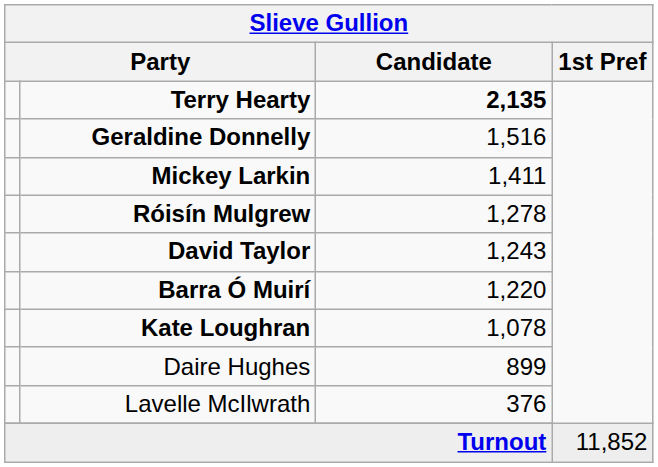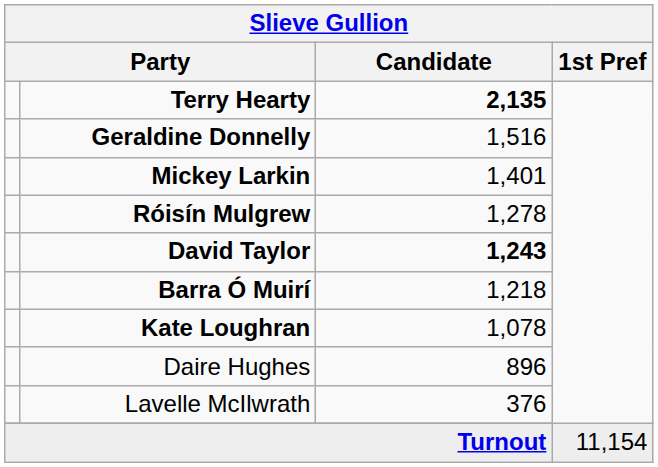(517, 175) 1,411 -> (516, 175) 1,401
(516, 251) normal -> (516, 251) bold
(516, 289) 1,220 -> (516, 289) 1,218
(526, 366) 899 -> (526, 366) 896
(612, 442) 11,852 -> (612, 442) 11,154
